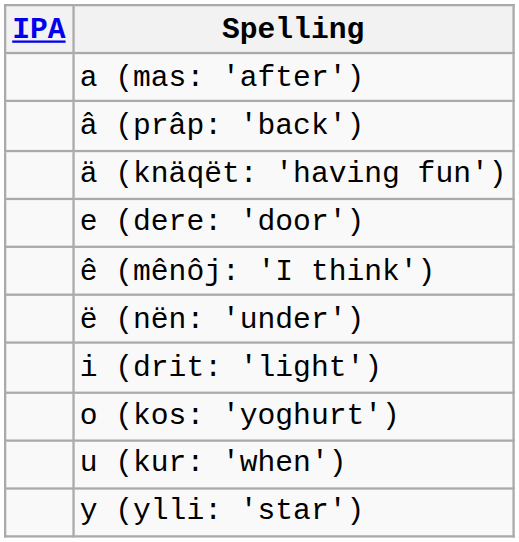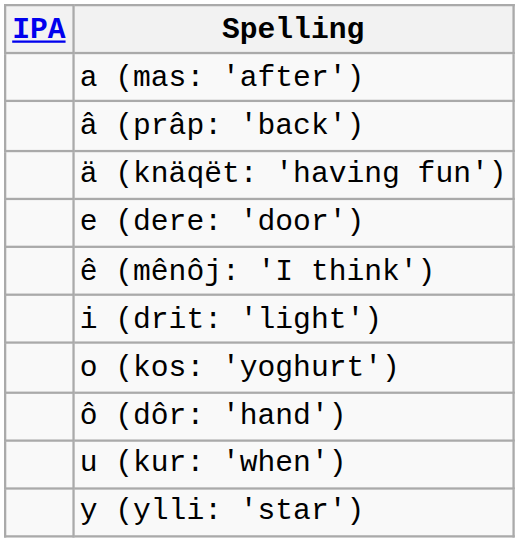- row: (222, 319)
+ row: (213, 416)
